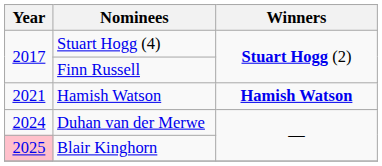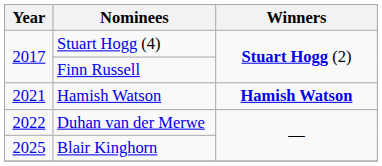(29, 122) 2024 -> (29, 122) 2022
(29, 148) pink background -> (29, 148) no background
